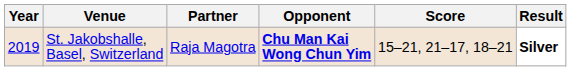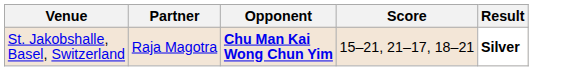- column: (24, 16)
